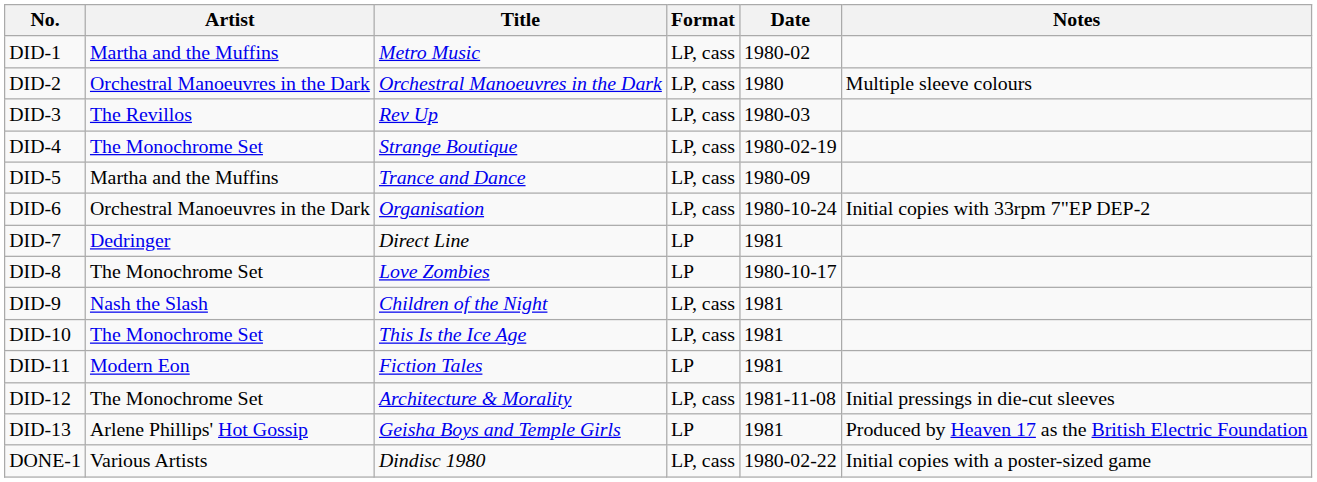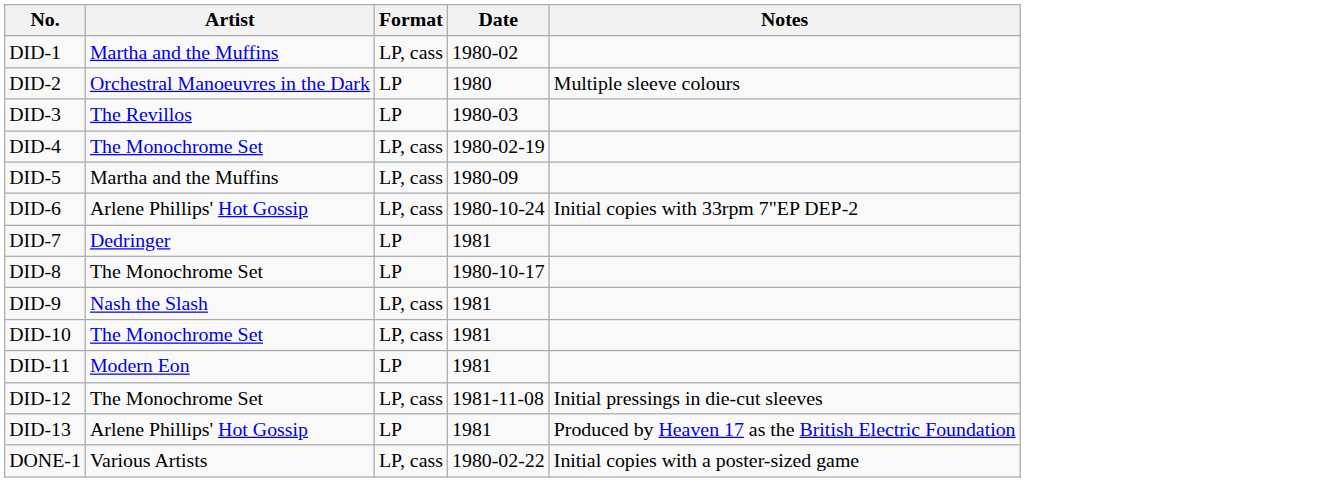- column: (520, 20)
(703, 83) LP, cass -> (391, 83) LP
(703, 114) LP, cass -> (391, 114) LP
(230, 209) Orchestral Manoeuvres in the Dark -> (199, 209) Arlene Phillips' Hot Gossip
